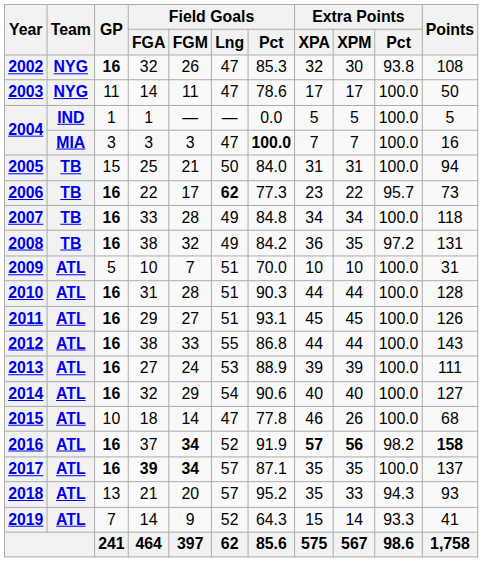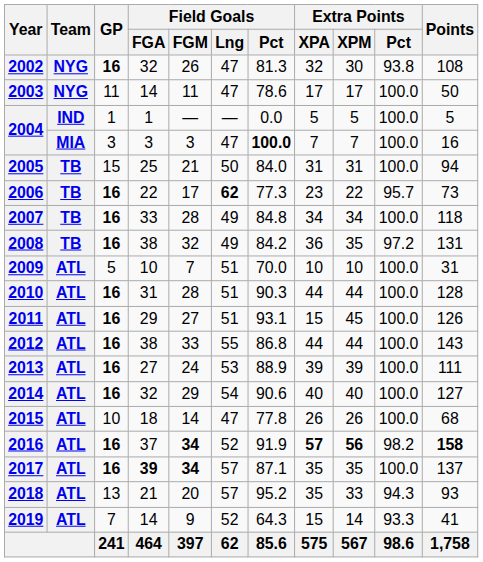(271, 67) 85.3 -> (271, 67) 81.3
(314, 318) 45 -> (314, 318) 15
(314, 419) 46 -> (314, 419) 26
